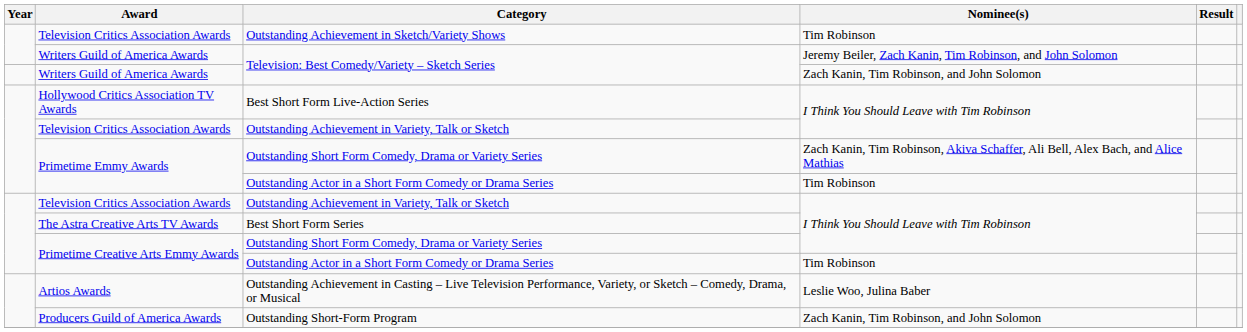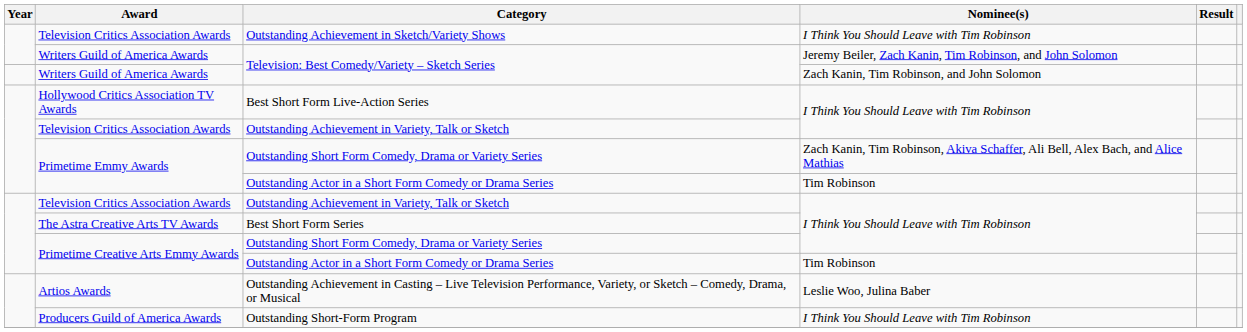(839, 34) Tim Robinson -> (917, 34) I Think You Should Leave with Tim Robinson
(922, 317) Zach Kanin, Tim Robinson, and John Solomon -> (917, 317) I Think You Should Leave with Tim Robinson
